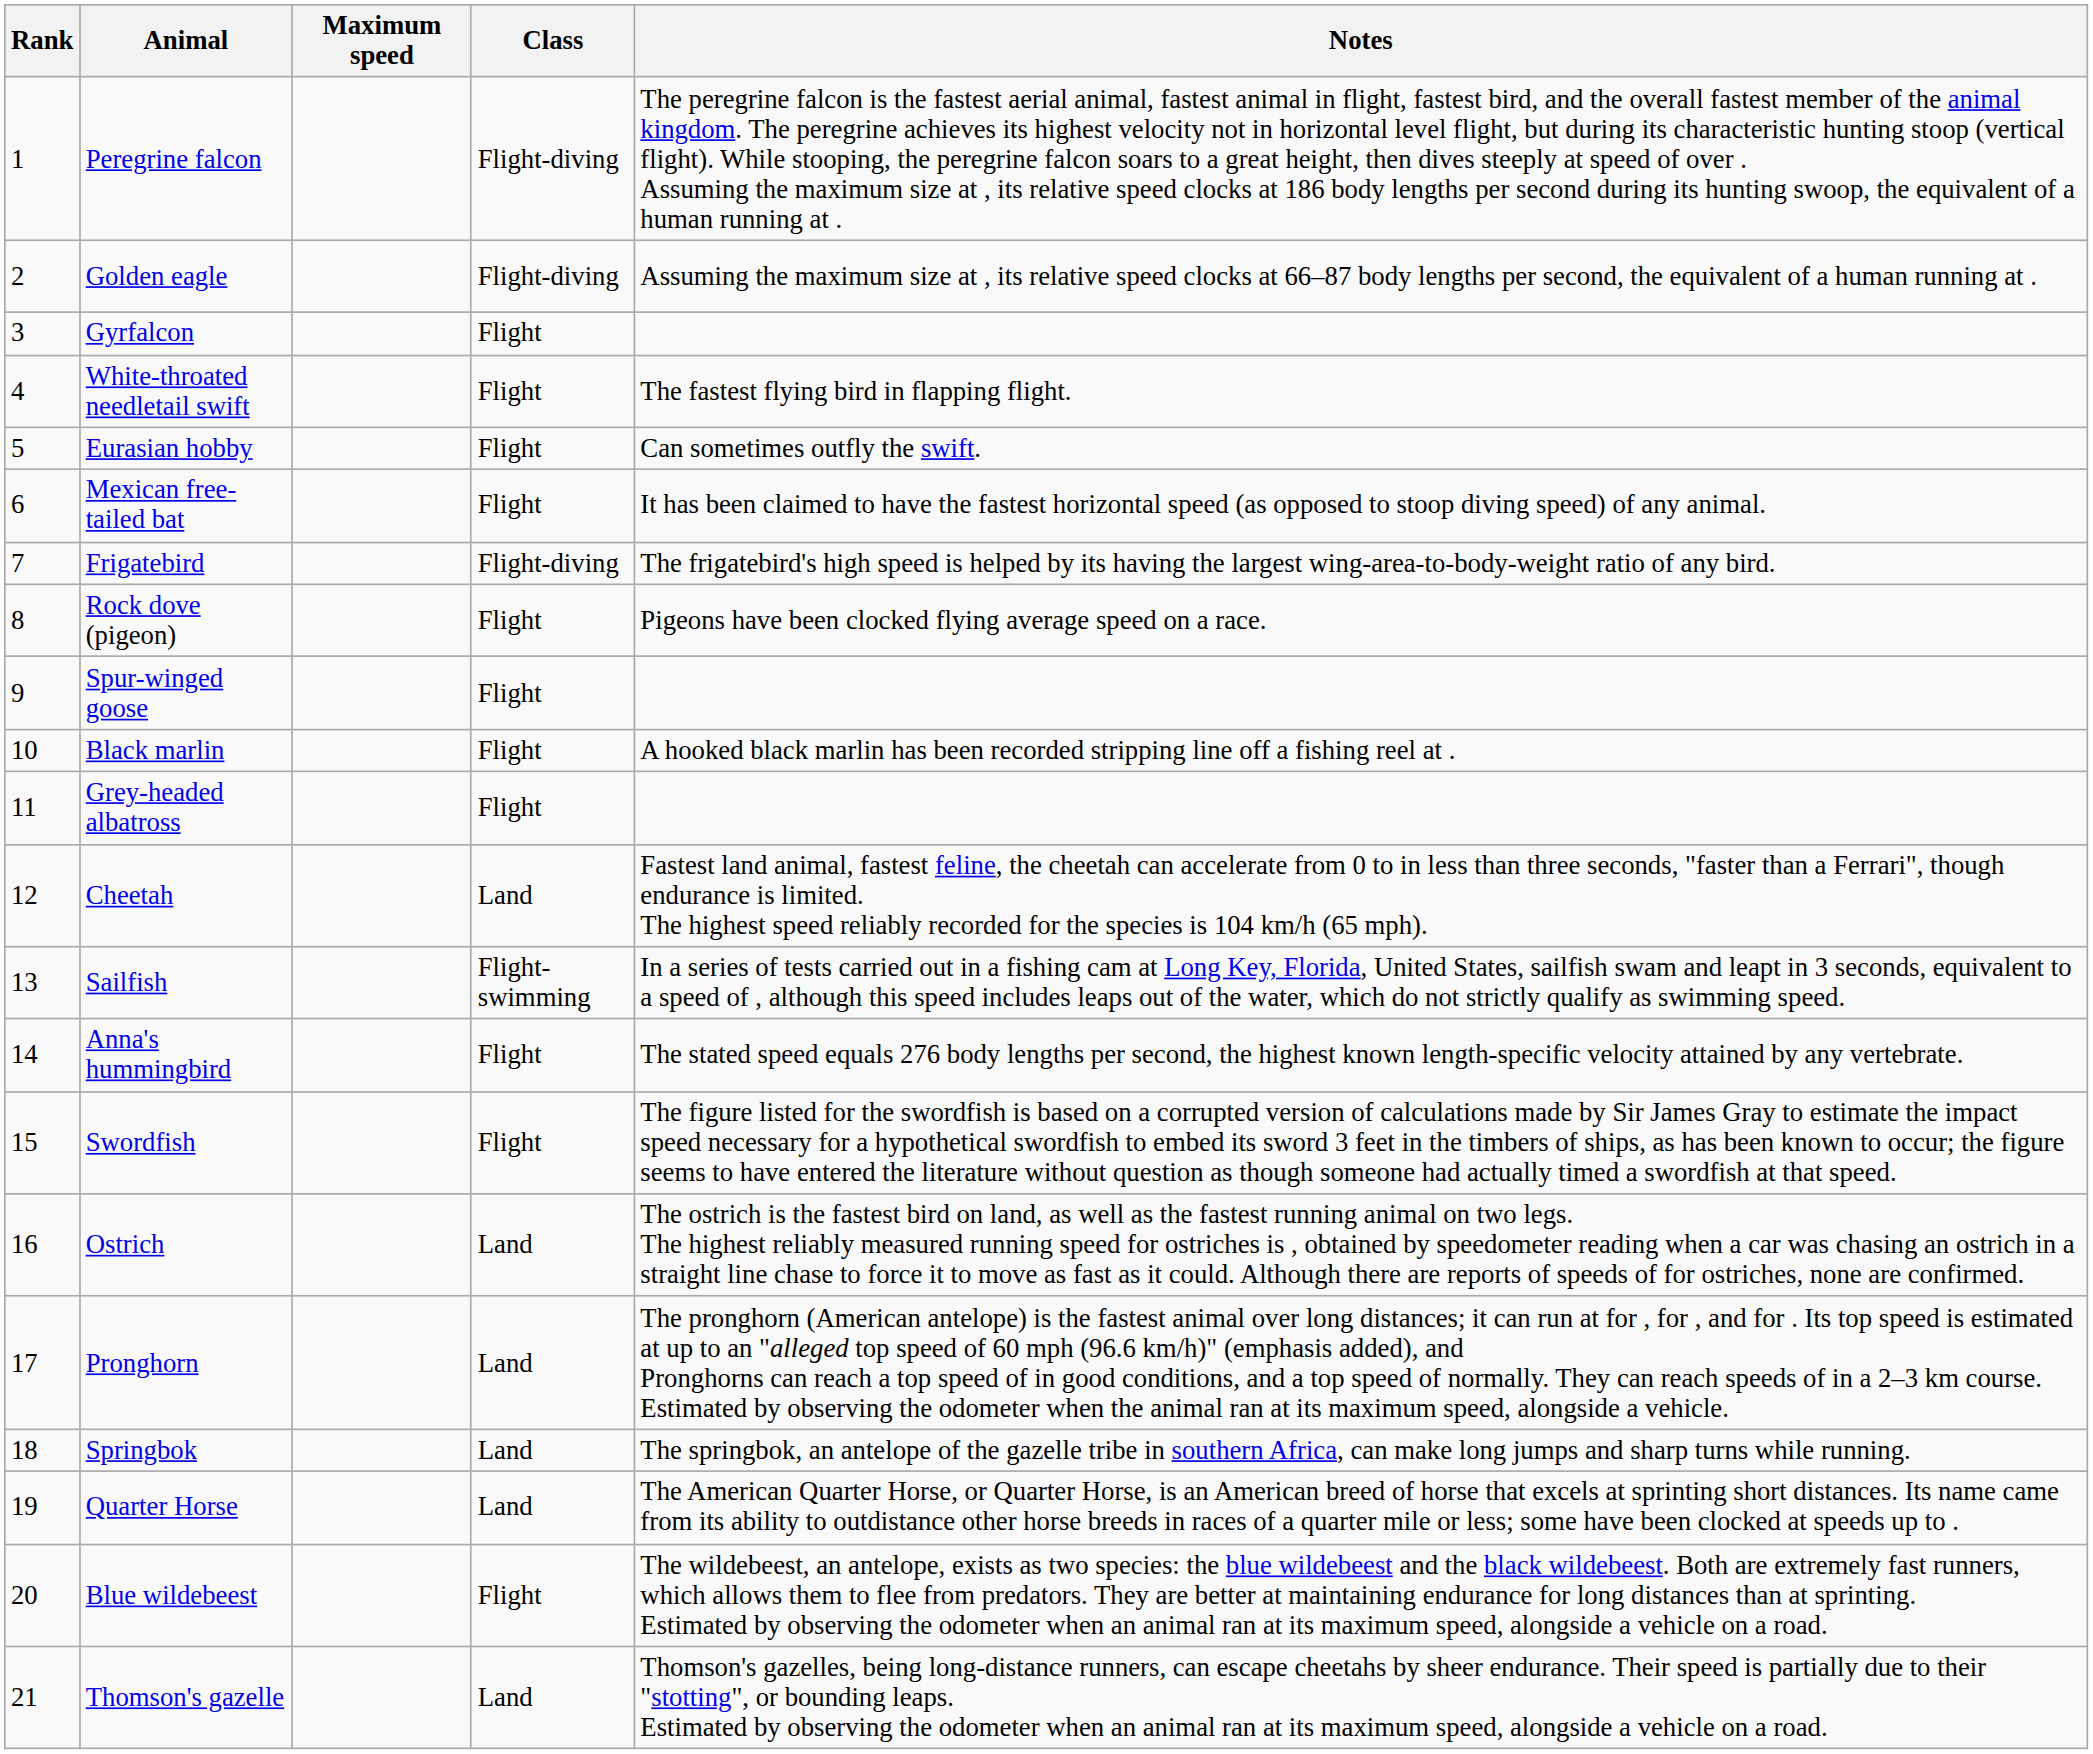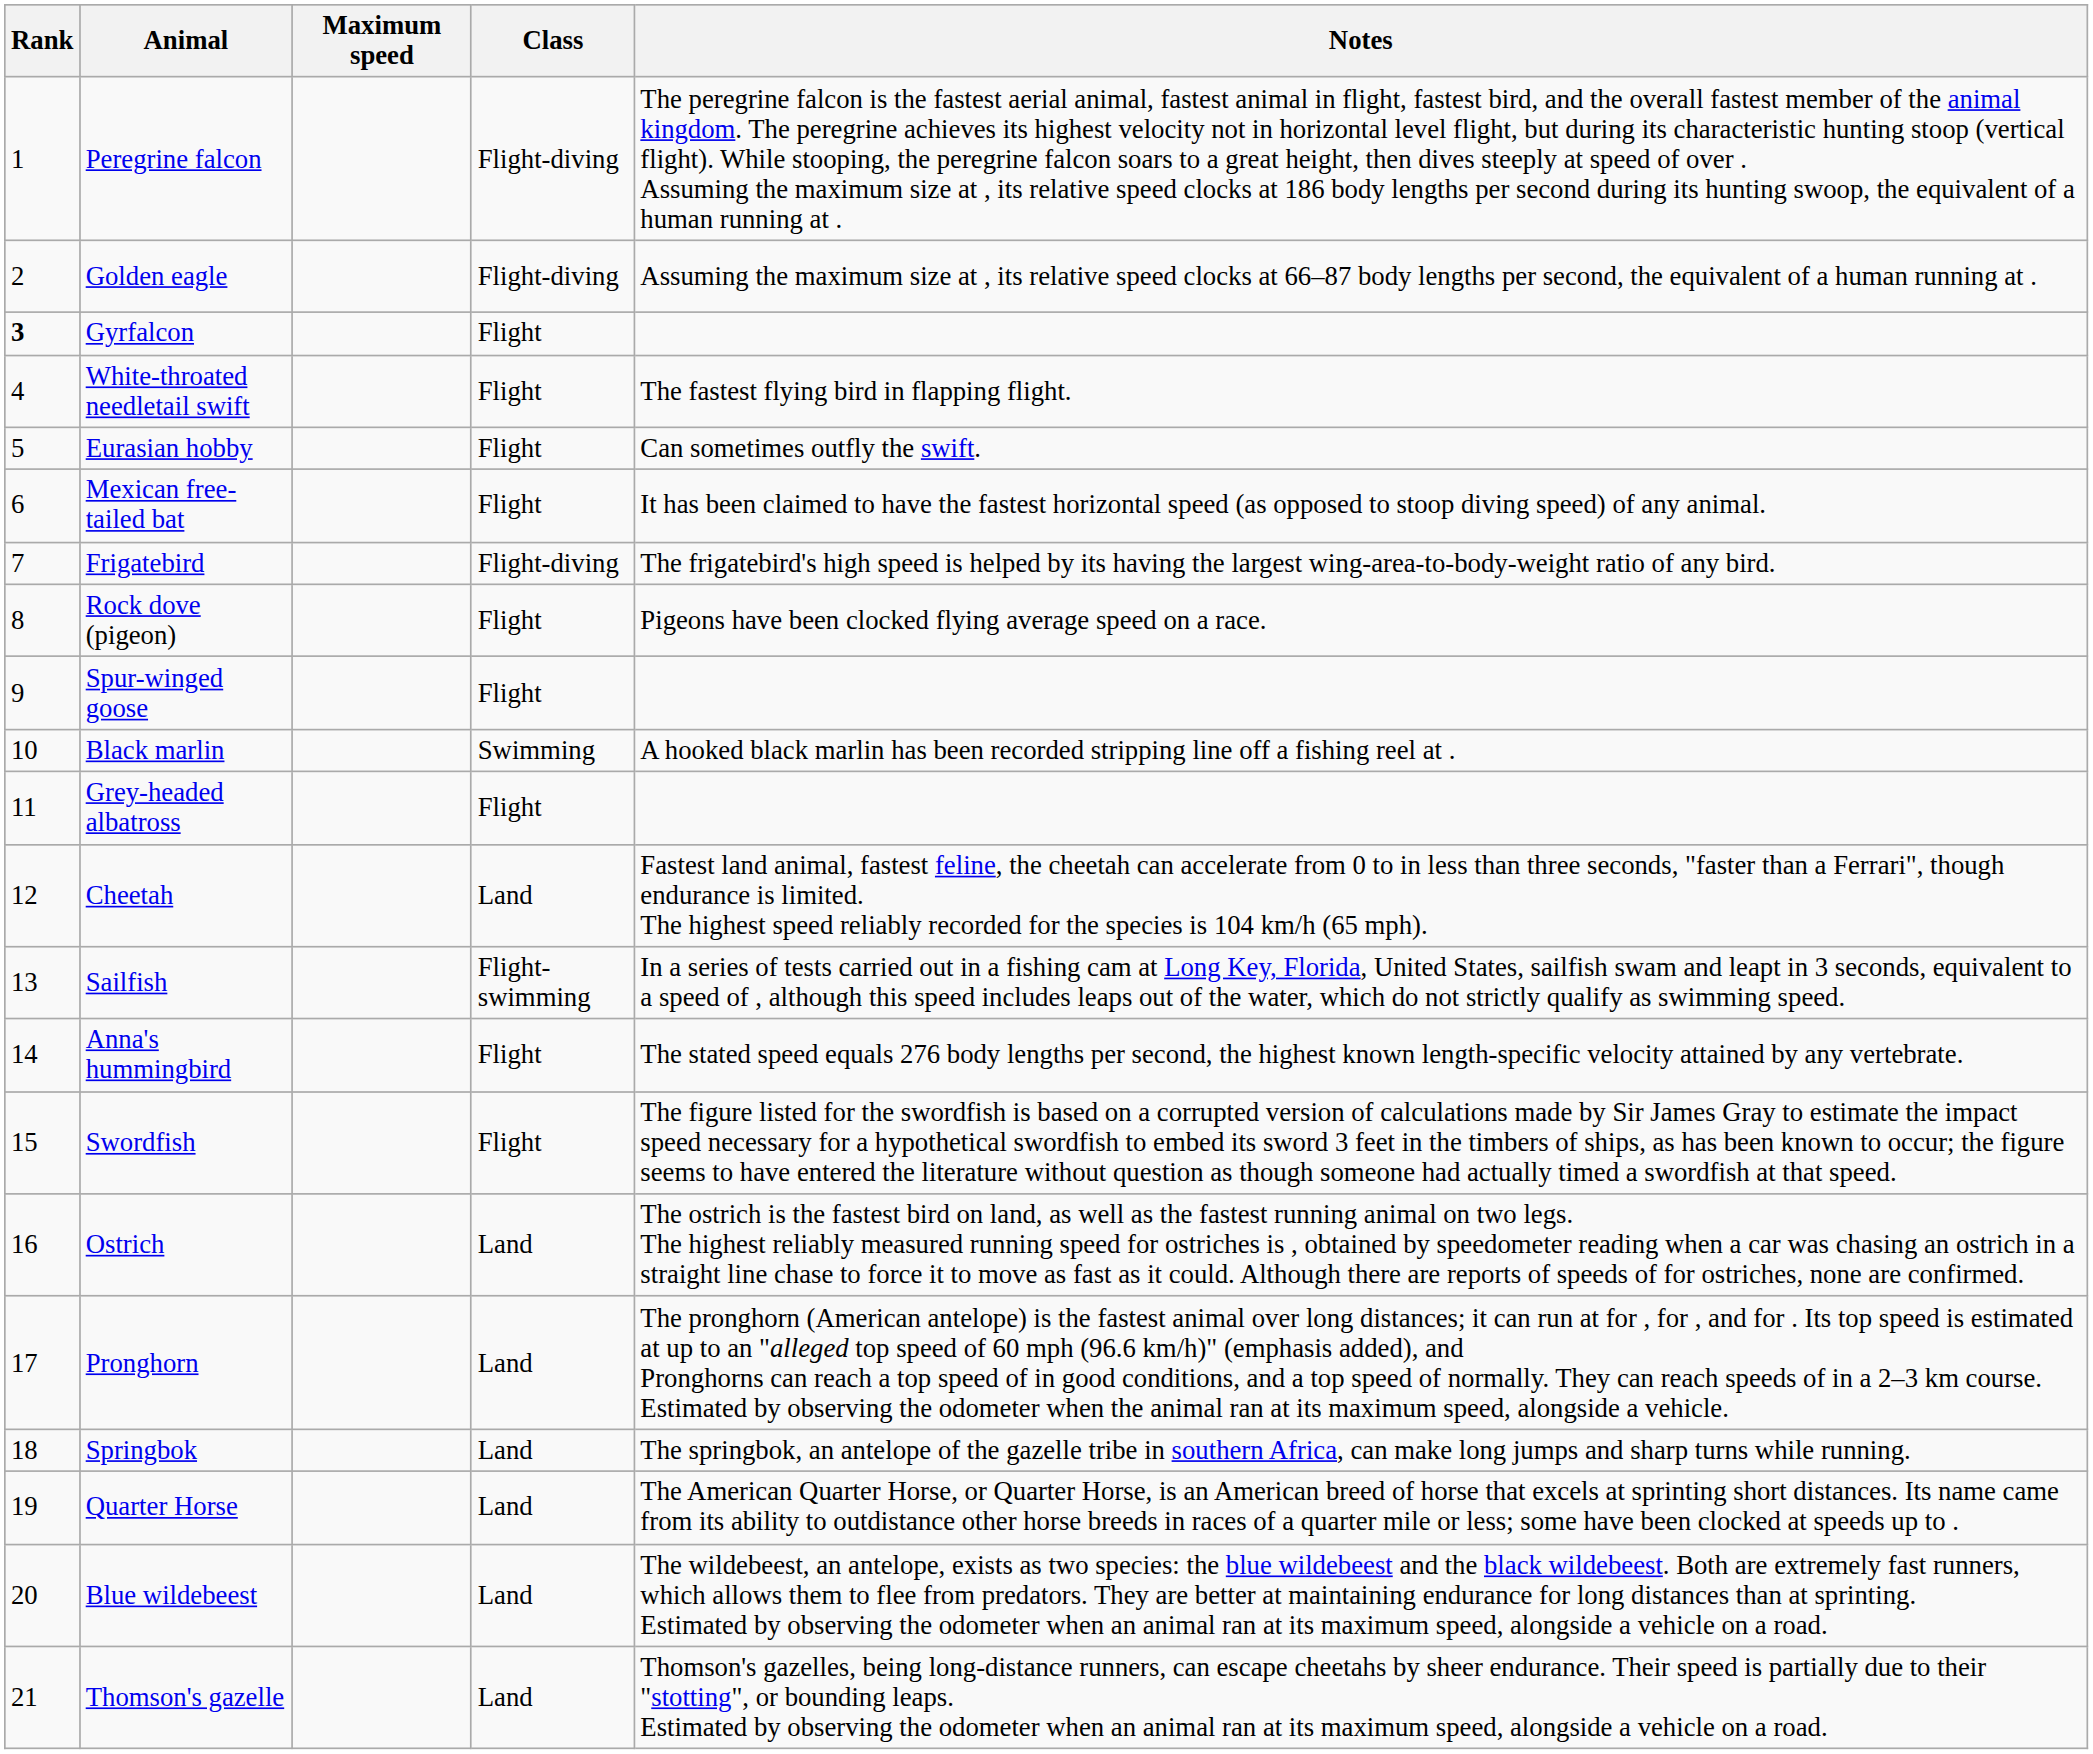(18, 333) normal -> (18, 333) bold
(510, 750) Flight -> (536, 750) Swimming
(510, 1594) Flight -> (505, 1594) Land
